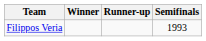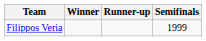(177, 28) 1993 -> (177, 28) 1999
